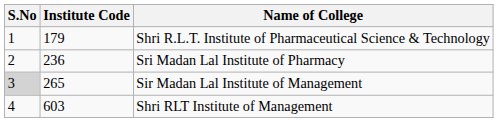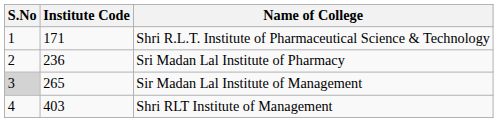(54, 38) 179 -> (54, 38) 171
(54, 106) 603 -> (54, 106) 403
